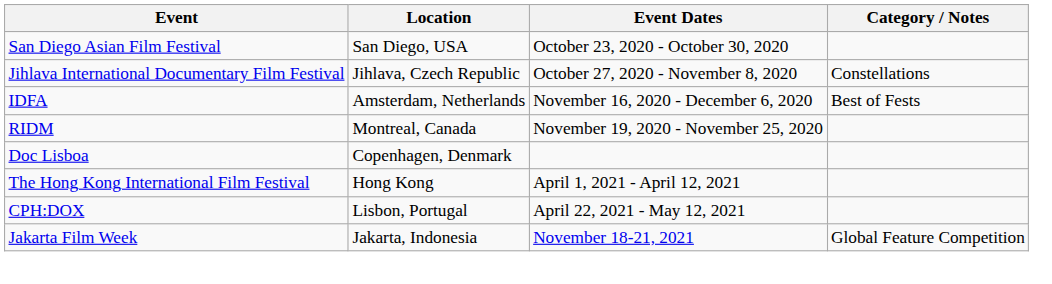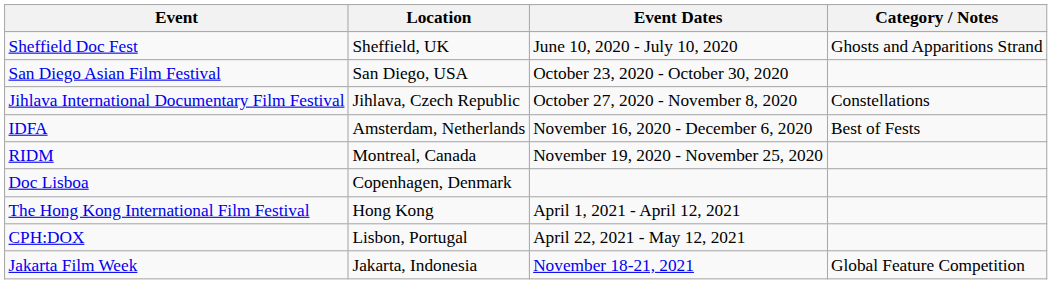+ row: (73, 45)
